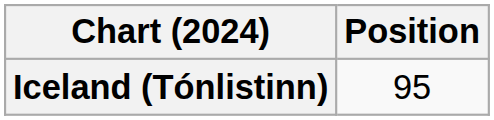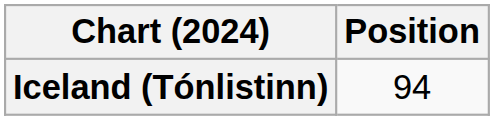(412, 86) 95 -> (412, 86) 94
